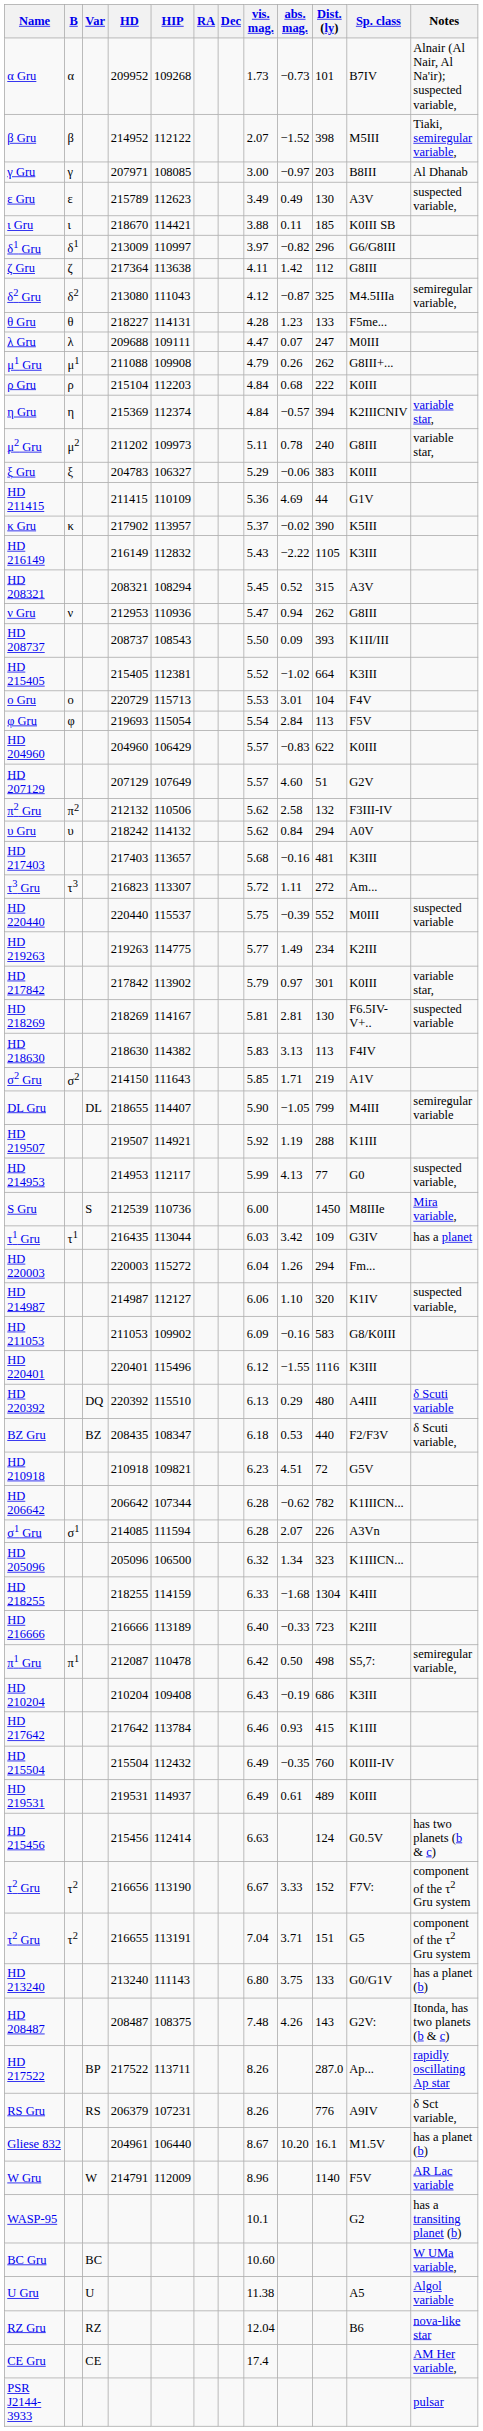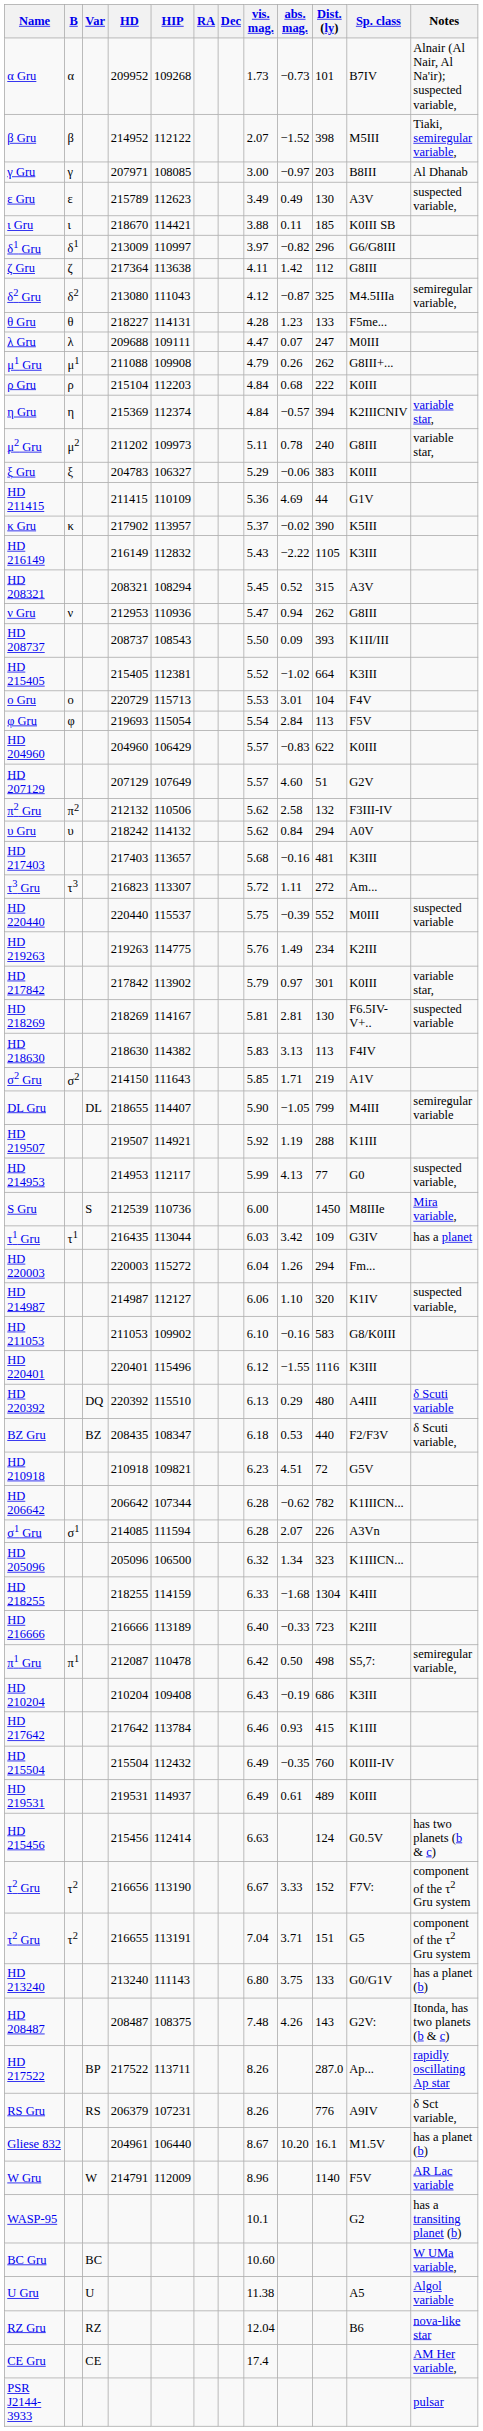(258, 949) 5.77 -> (258, 949) 5.76
(258, 1333) 6.09 -> (258, 1333) 6.10
